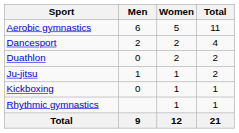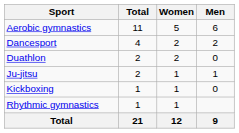columns swapped: (138, 12) <-> (215, 12)
